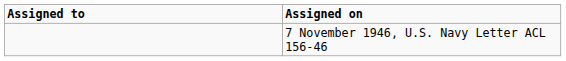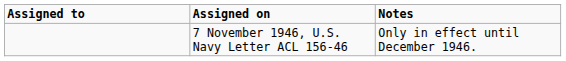+ column: (396, 14)
